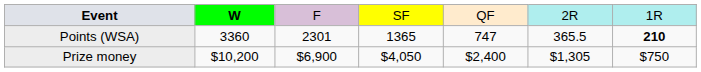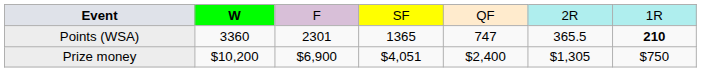(401, 57) $4,050 -> (401, 57) $4,051
